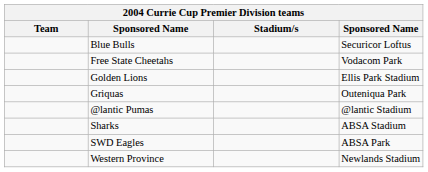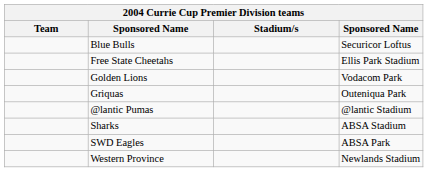(372, 61) Vodacom Park -> (380, 61) Ellis Park Stadium
(380, 77) Ellis Park Stadium -> (372, 77) Vodacom Park
